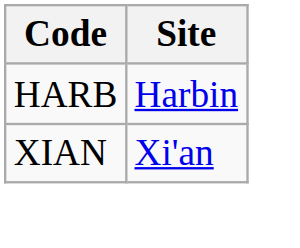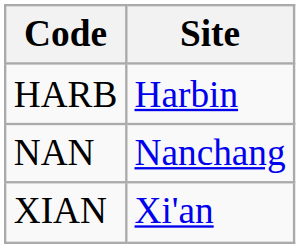+ row: (54, 152)
